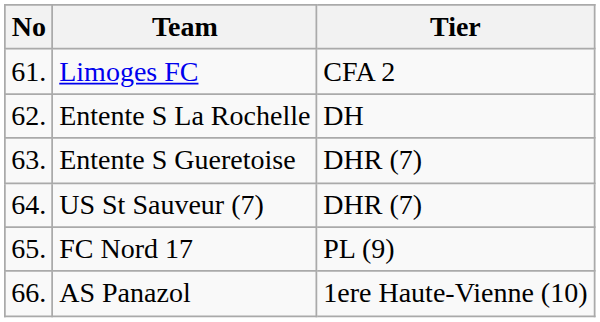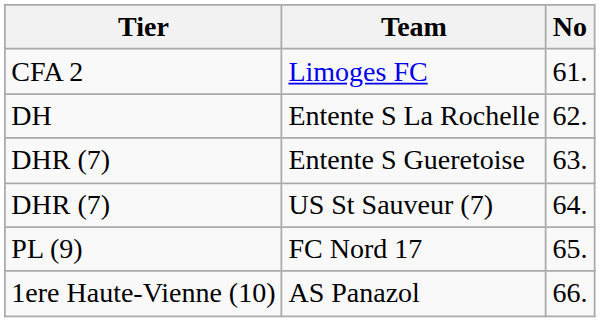columns swapped: (29, 26) <-> (455, 26)
